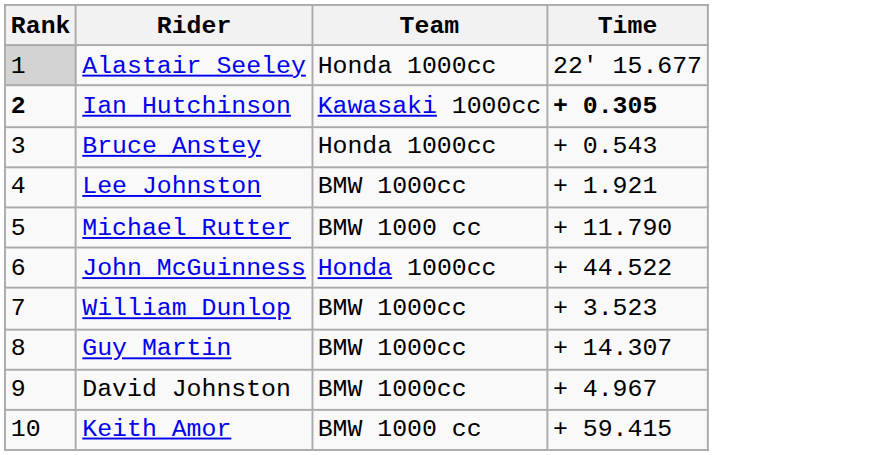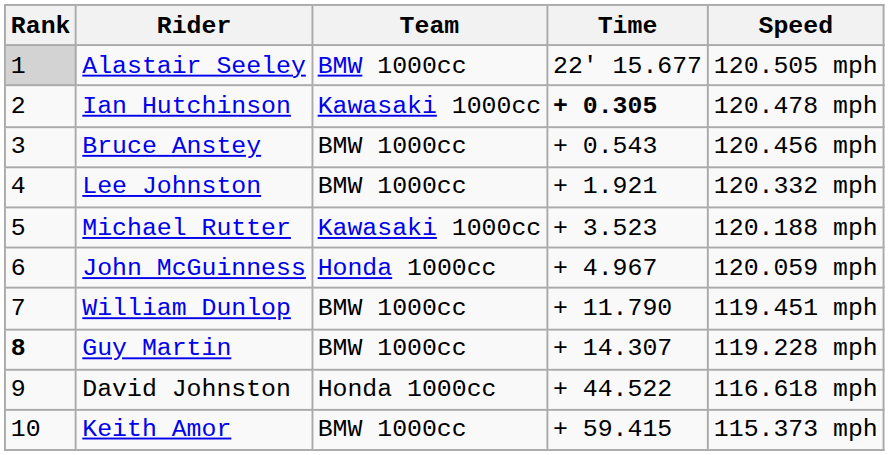+ column: (796, 25)
(407, 66) Honda 1000cc -> (392, 66) BMW 1000cc
(18, 106) bold -> (18, 106) normal
(407, 147) Honda 1000cc -> (392, 147) BMW 1000cc
(400, 228) BMW 1000 cc -> (429, 228) Kawasaki 1000cc
(613, 228) + 11.790 -> (605, 228) + 3.523
(613, 268) + 44.522 -> (605, 268) + 4.967
(605, 308) + 3.523 -> (613, 308) + 11.790
(18, 349) normal -> (18, 349) bold
(392, 389) BMW 1000cc -> (407, 389) Honda 1000cc
(605, 389) + 4.967 -> (613, 389) + 44.522
(400, 430) BMW 1000 cc -> (392, 430) BMW 1000cc
